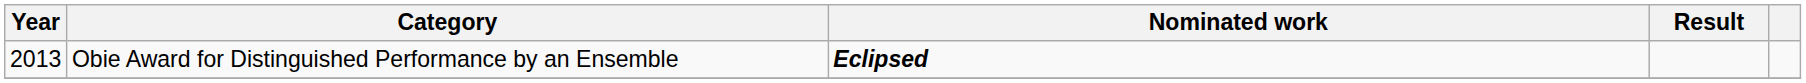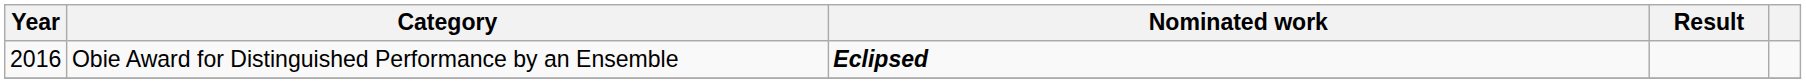(36, 59) 2013 -> (36, 59) 2016
